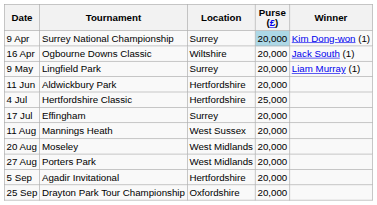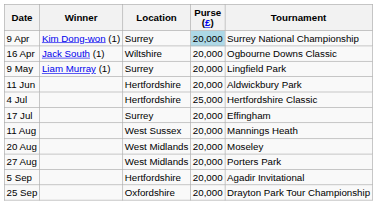columns swapped: (113, 18) <-> (331, 18)
